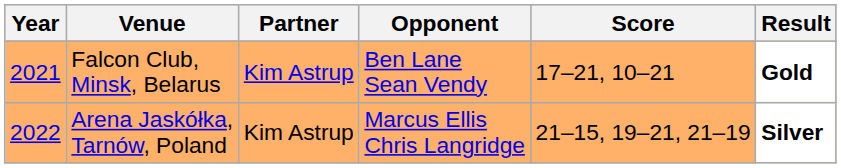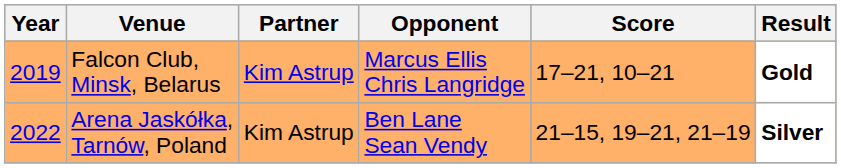(35, 72) 2021 -> (35, 72) 2019
(426, 72) Ben Lane Sean Vendy -> (445, 72) Marcus Ellis Chris Langridge
(445, 133) Marcus Ellis Chris Langridge -> (426, 133) Ben Lane Sean Vendy
